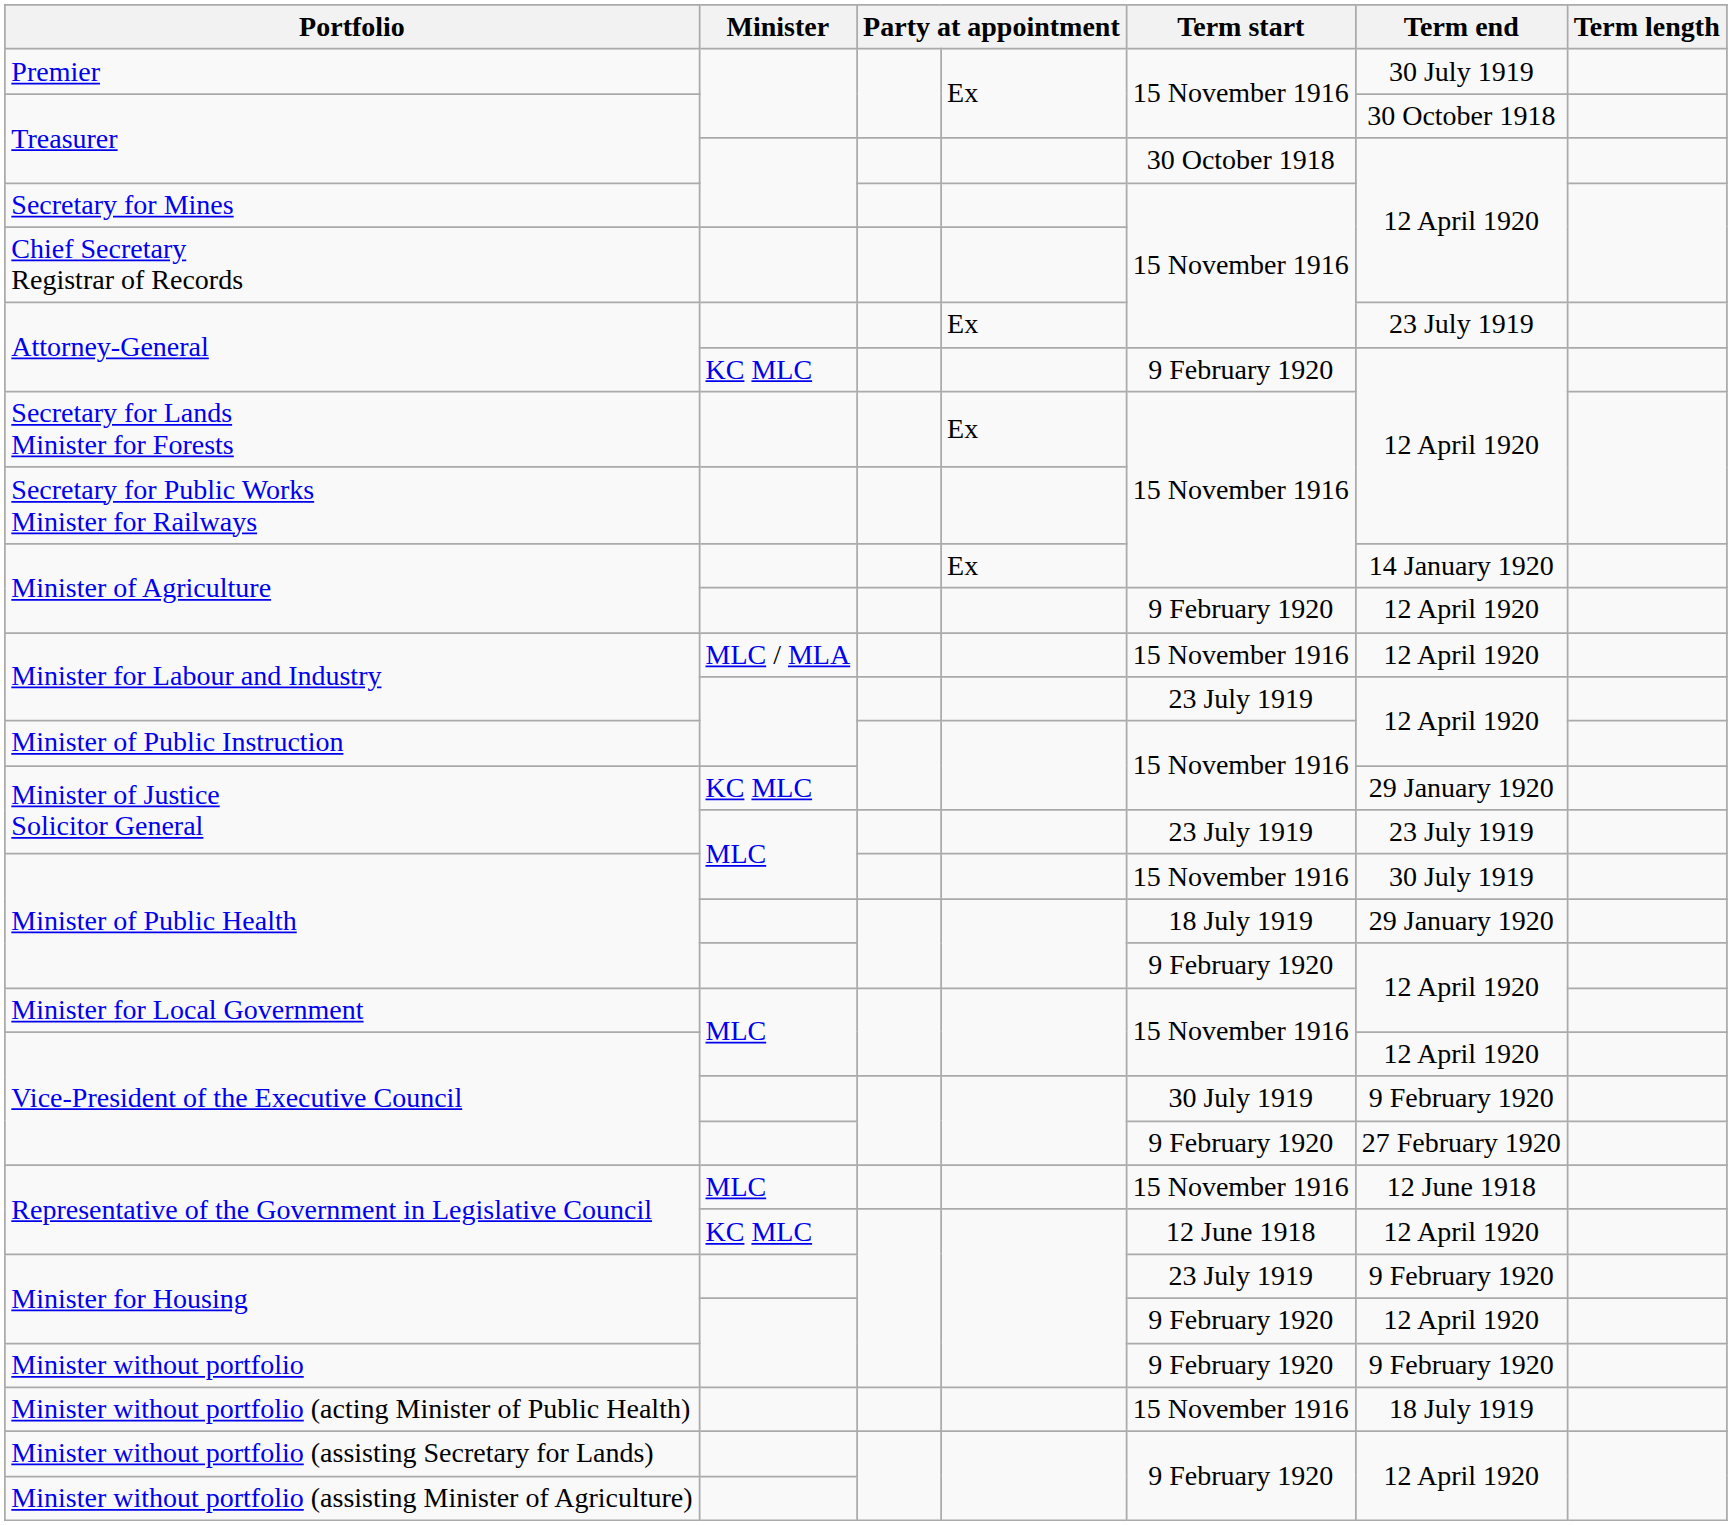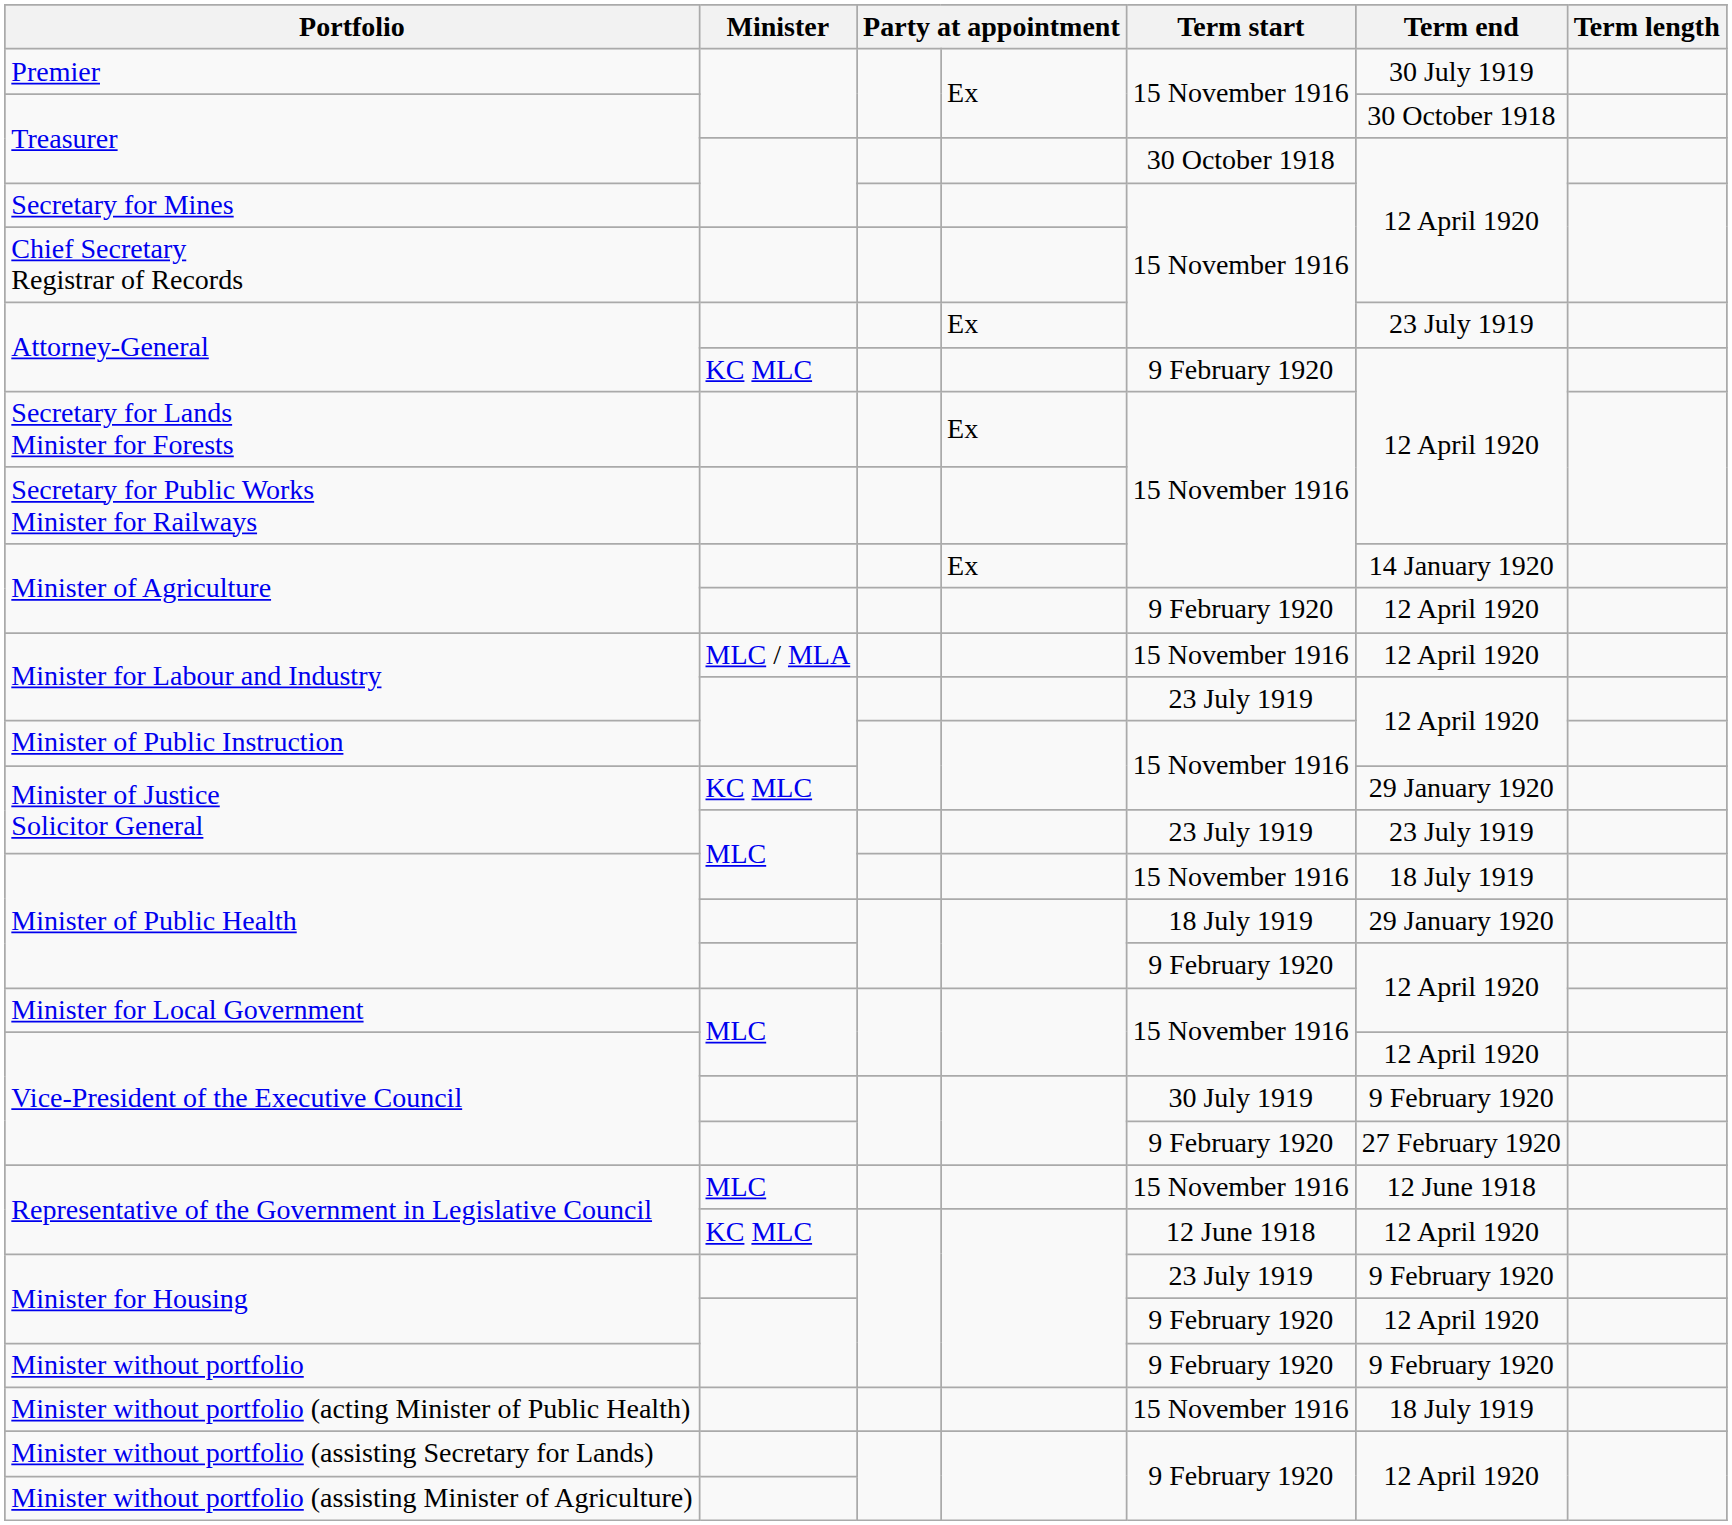(1461, 876) 30 July 1919 -> (1461, 876) 18 July 1919
